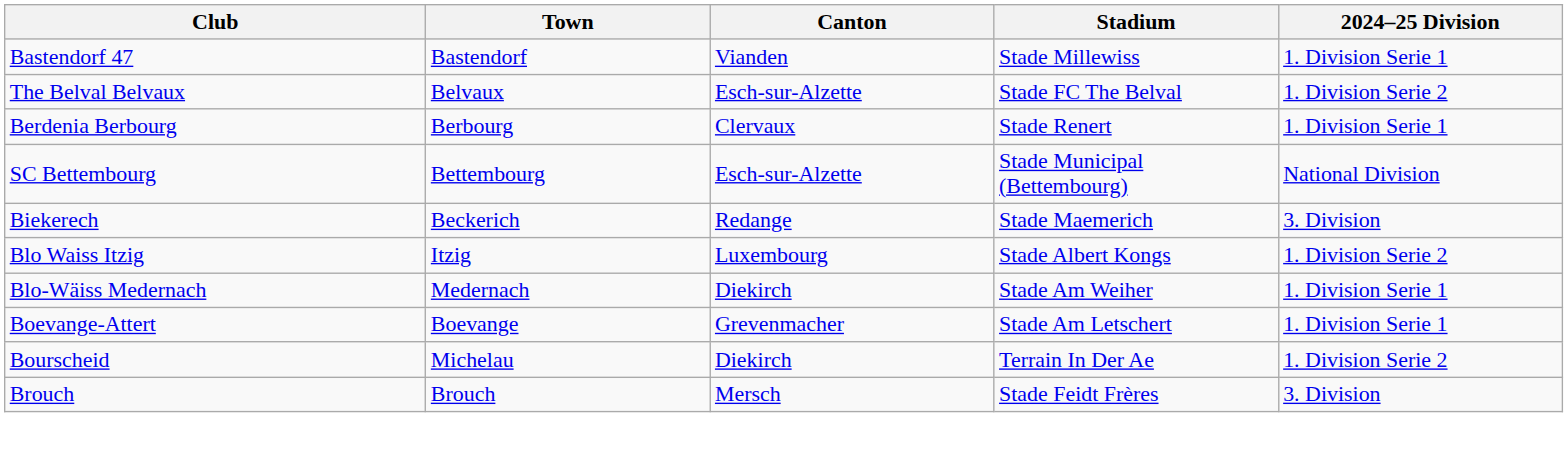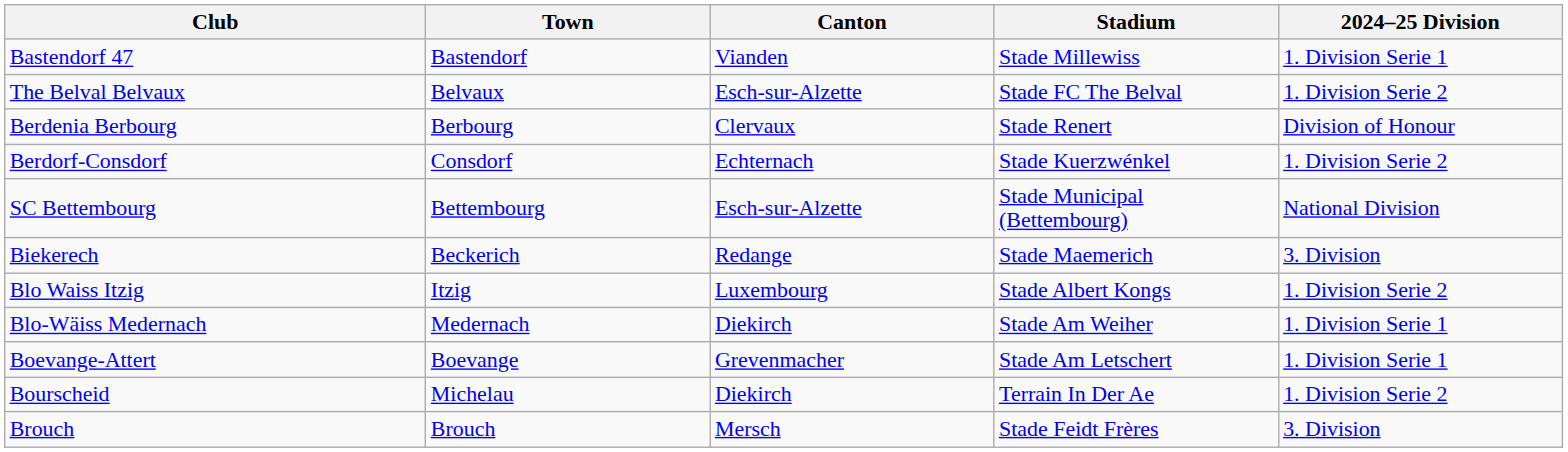(1365, 126) 1. Division Serie 1 -> (1369, 126) Division of Honour
+ row: (88, 160)
